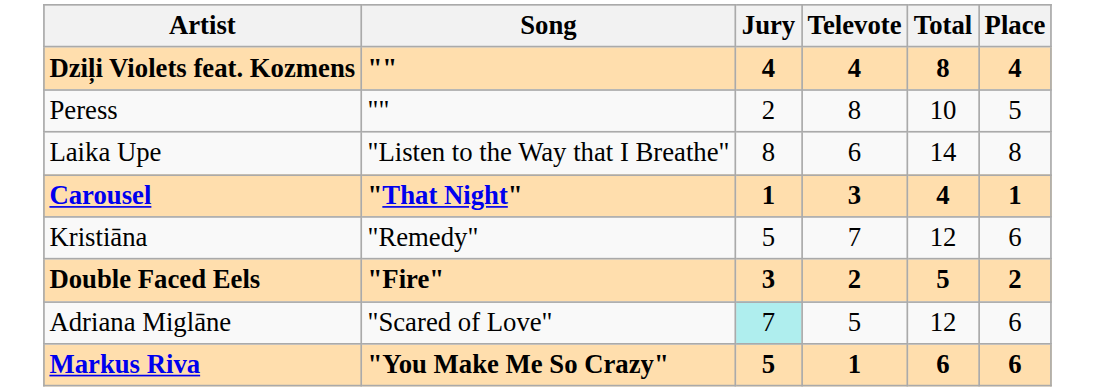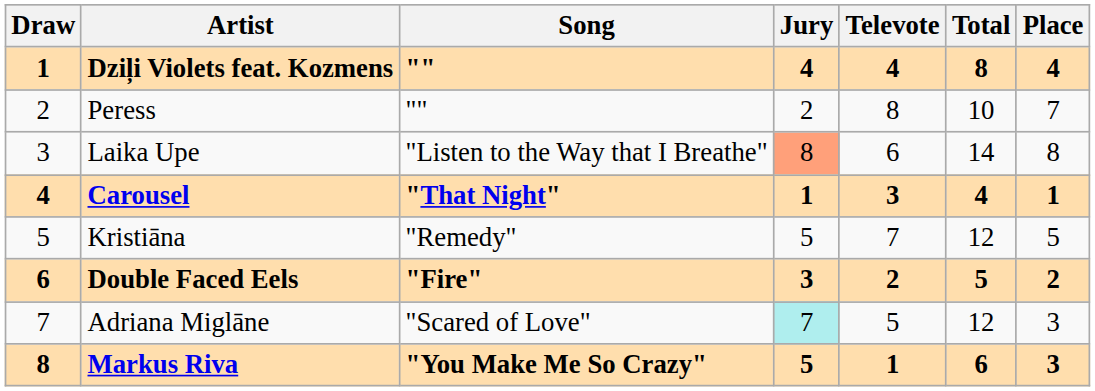+ column: (43, 25)
(1015, 110) 5 -> (1053, 110) 7
(769, 152) no background -> (807, 152) lightsalmon background
(1015, 237) 6 -> (1053, 237) 5
(1015, 322) 6 -> (1053, 322) 3
(1015, 364) 6 -> (1053, 364) 3
